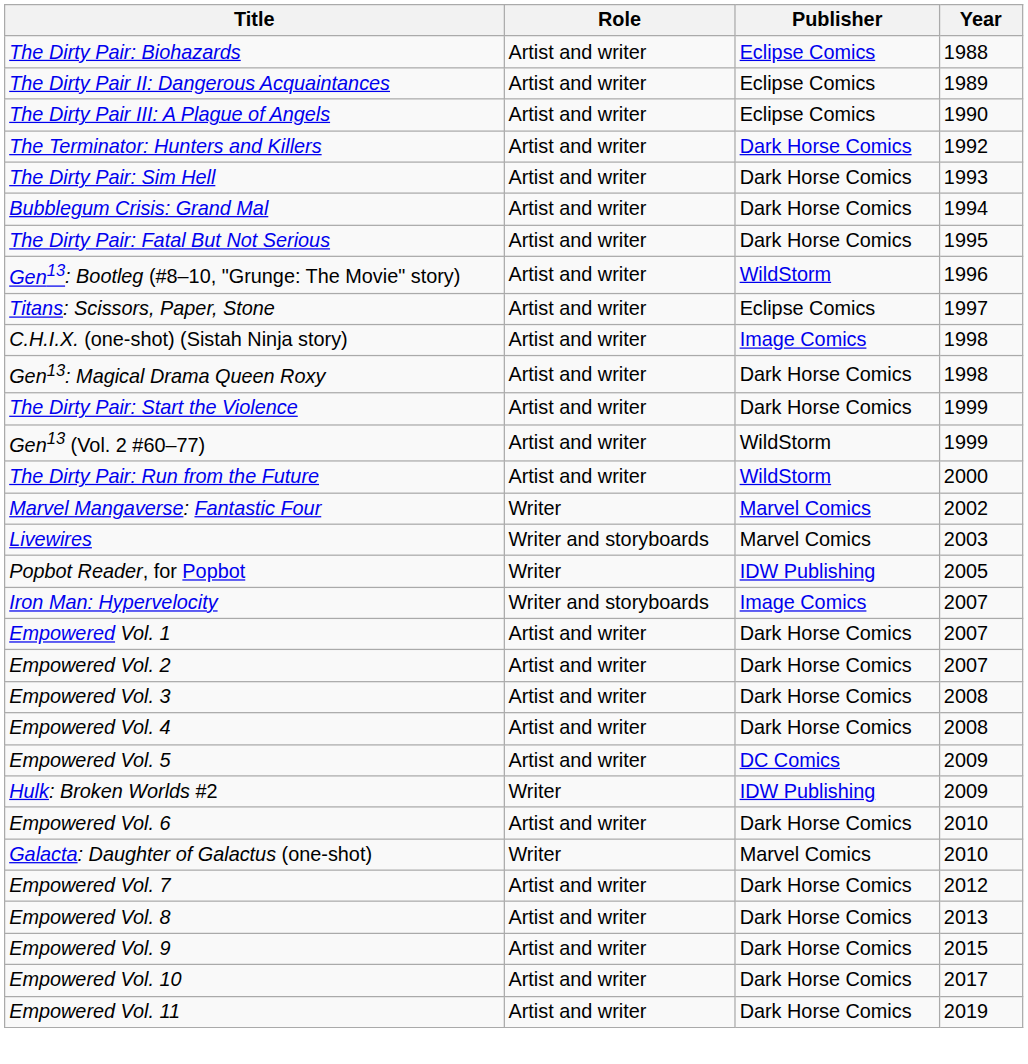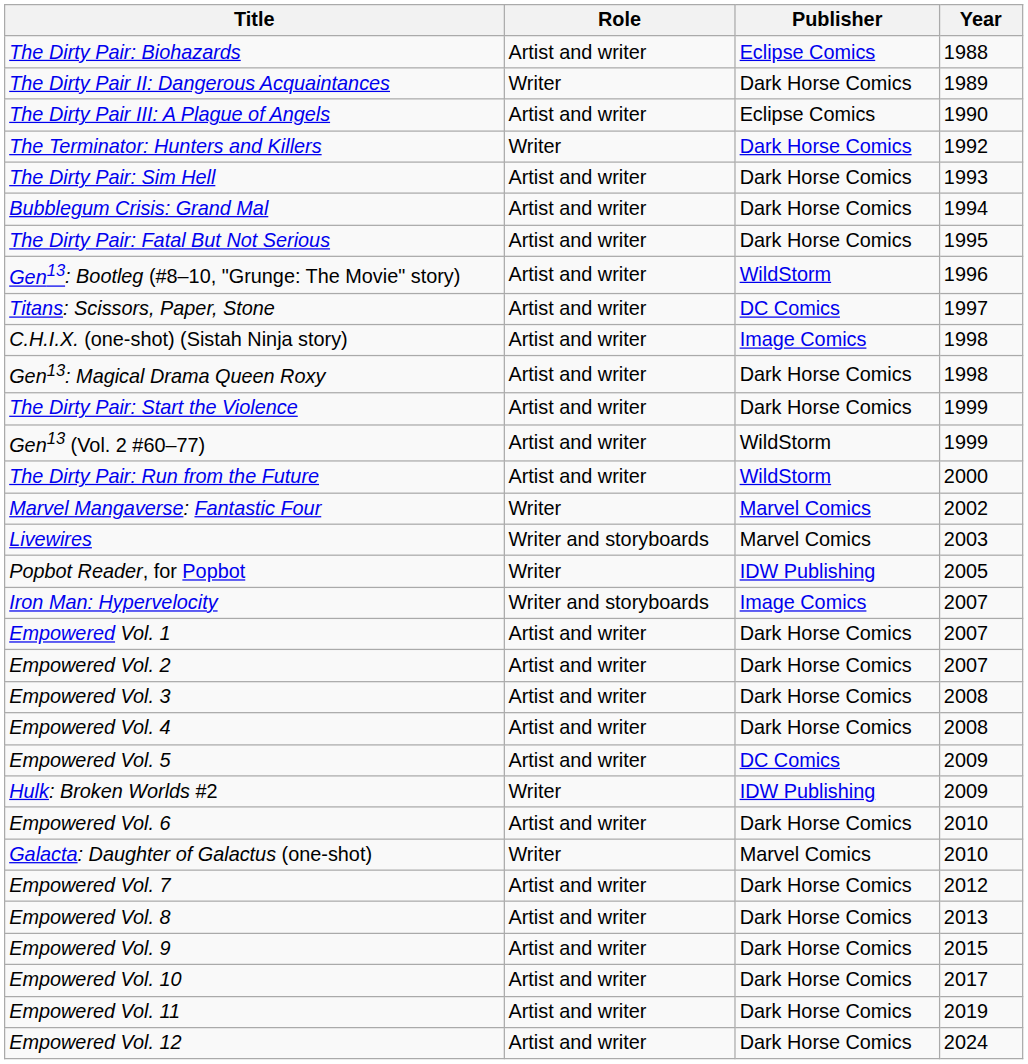(577, 83) Artist and writer -> (535, 83) Writer
(807, 83) Eclipse Comics -> (826, 83) Dark Horse Comics
(577, 146) Artist and writer -> (535, 146) Writer
(807, 308) Eclipse Comics -> (790, 308) DC Comics
+ row: (95, 1043)
